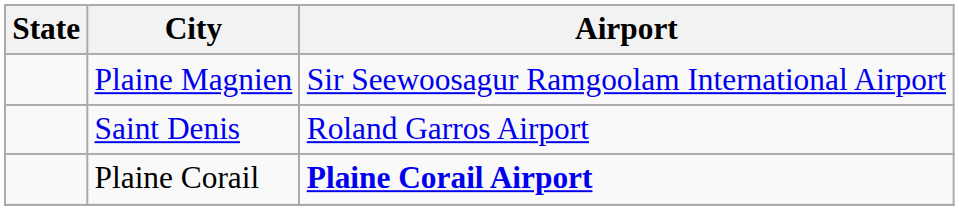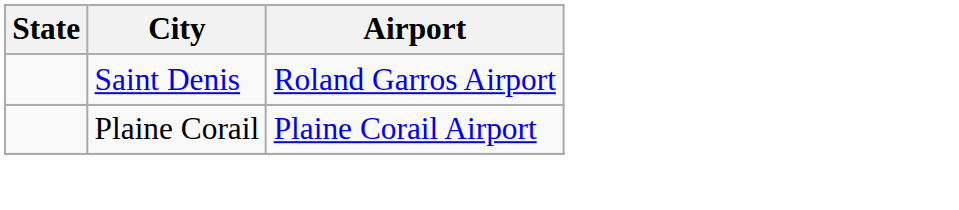- row: (193, 79)
(450, 178) bold -> (405, 128) normal
